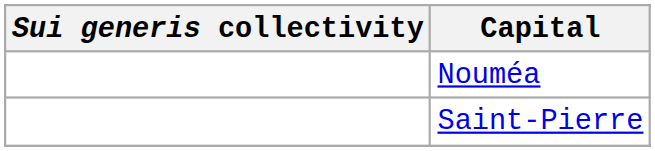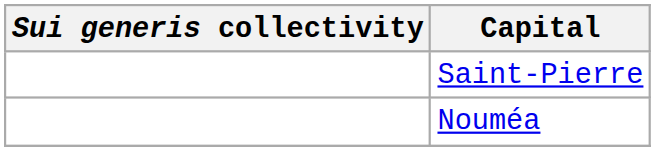rows swapped: (540, 122) <-> (489, 75)
